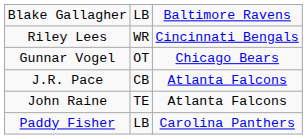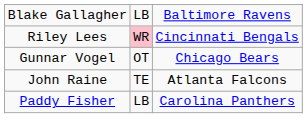(141, 37) no background -> (141, 37) pink background
- row: (67, 80)
